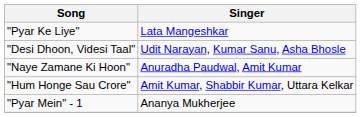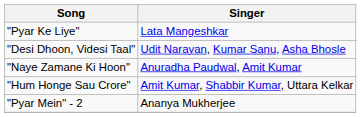- row: (45, 103)
+ row: (45, 103)
